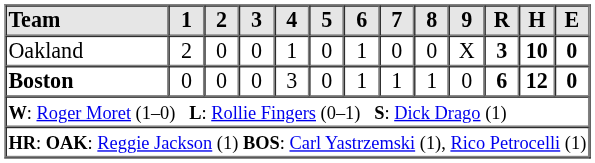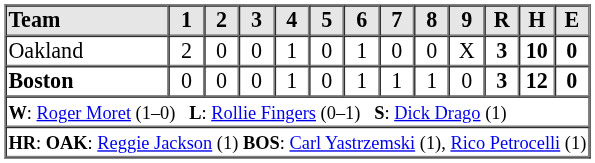(292, 81) 3 -> (292, 81) 1
(502, 81) 6 -> (502, 81) 3
